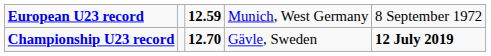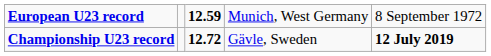(205, 39) 12.70 -> (205, 39) 12.72
